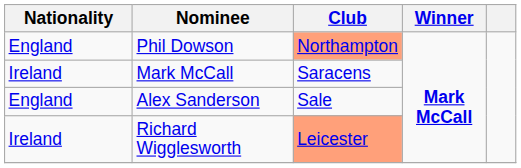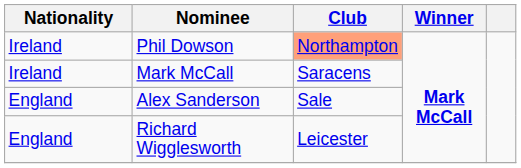(41, 45) England -> (35, 45) Ireland
(35, 138) Ireland -> (41, 138) England
(333, 138) lightsalmon background -> (333, 138) no background
